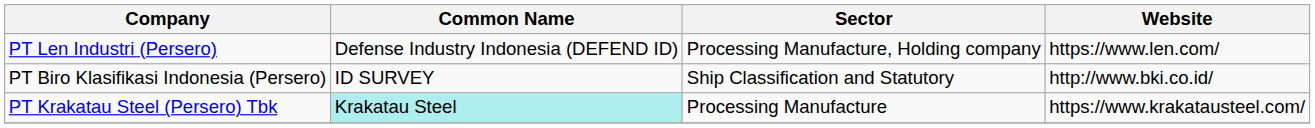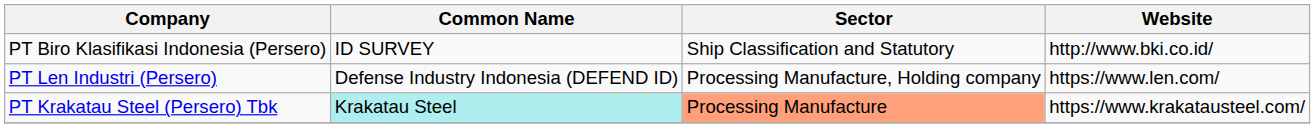rows swapped: (168, 78) <-> (113, 48)
(787, 107) no background -> (787, 107) lightsalmon background
